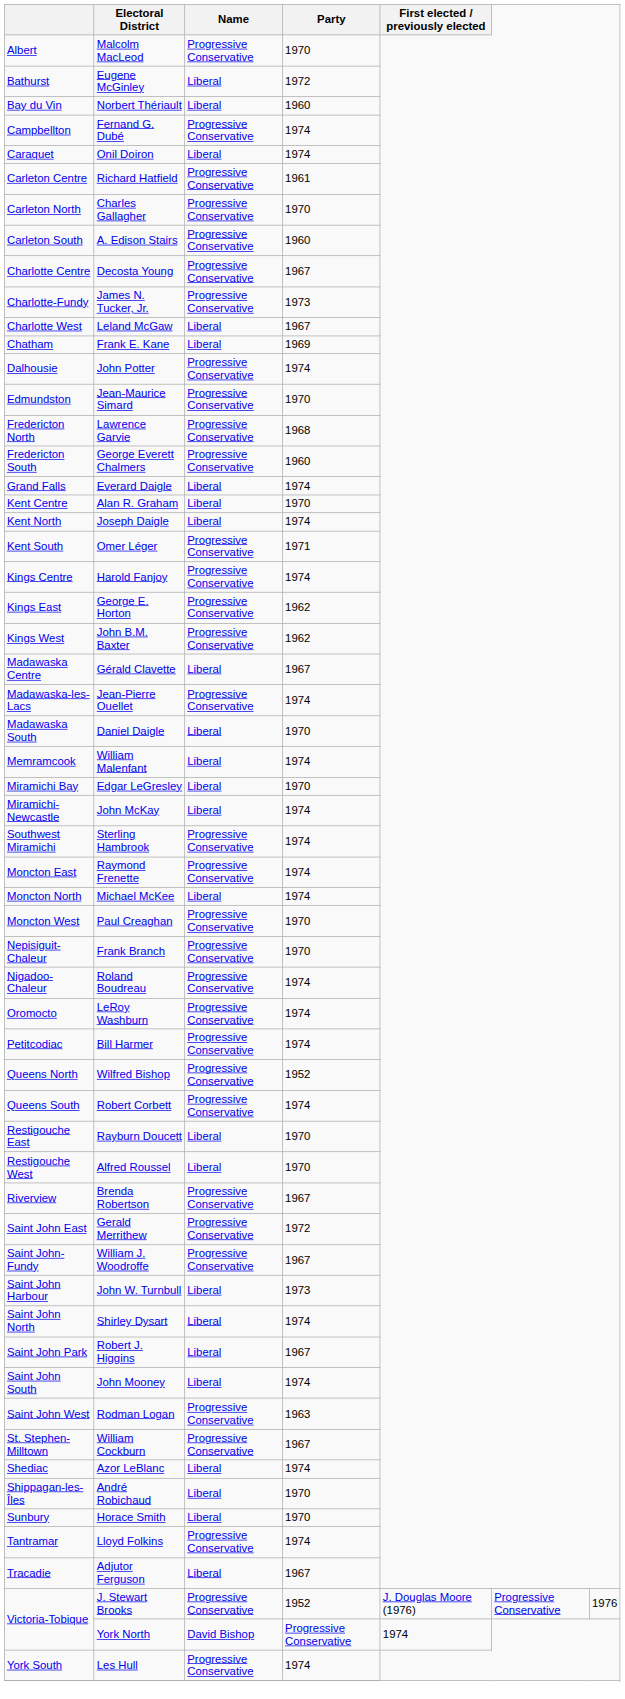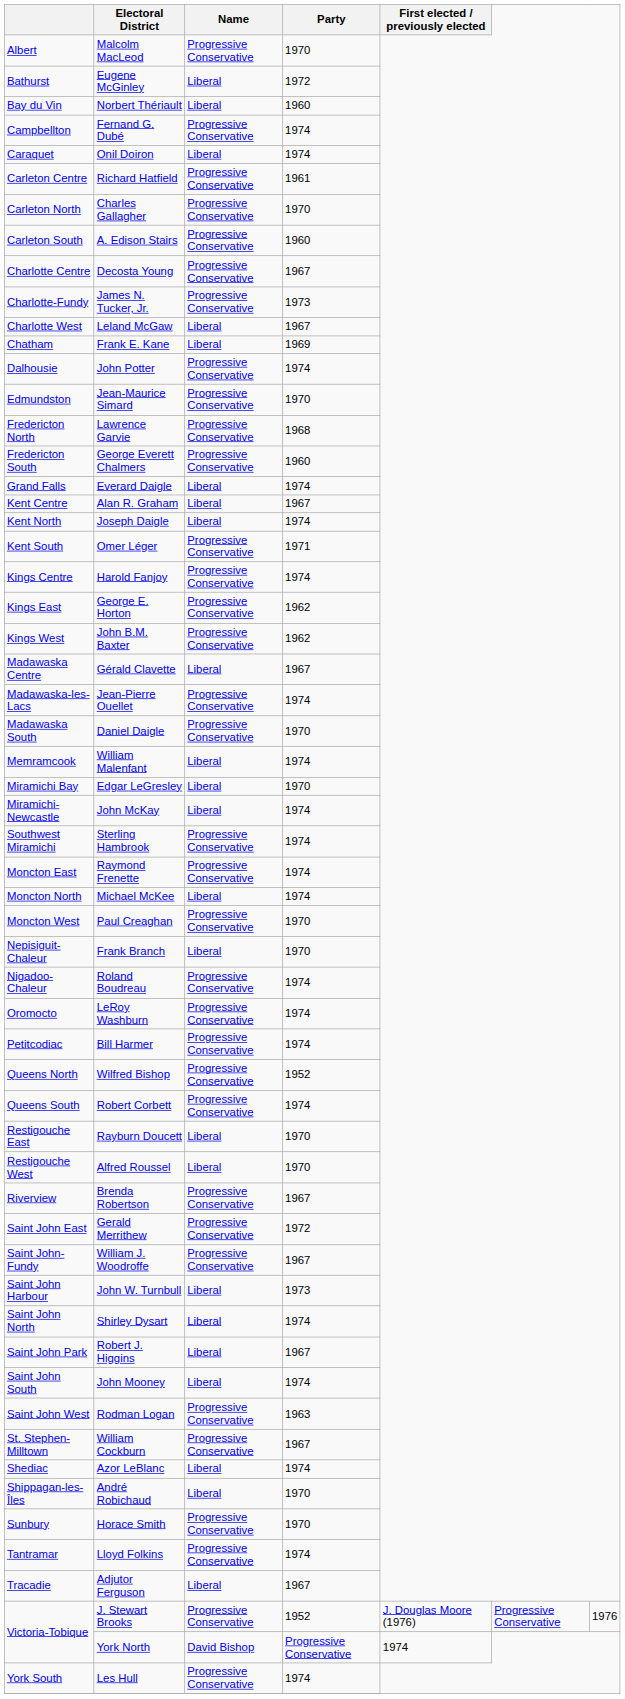(298, 503) 1970 -> (298, 503) 1967
(204, 731) Liberal -> (220, 731) Progressive Conservative
(220, 951) Progressive Conservative -> (204, 951) Liberal
(204, 1517) Liberal -> (220, 1524) Progressive Conservative
